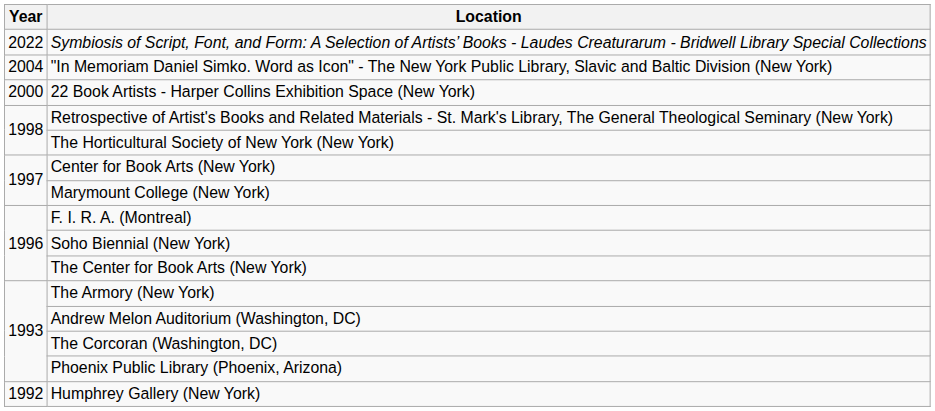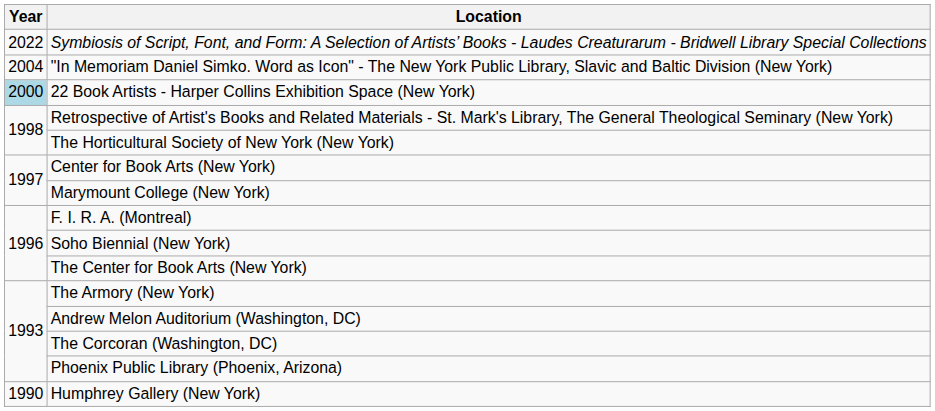(26, 92) no background -> (26, 92) lightblue background
(26, 393) 1992 -> (26, 393) 1990
